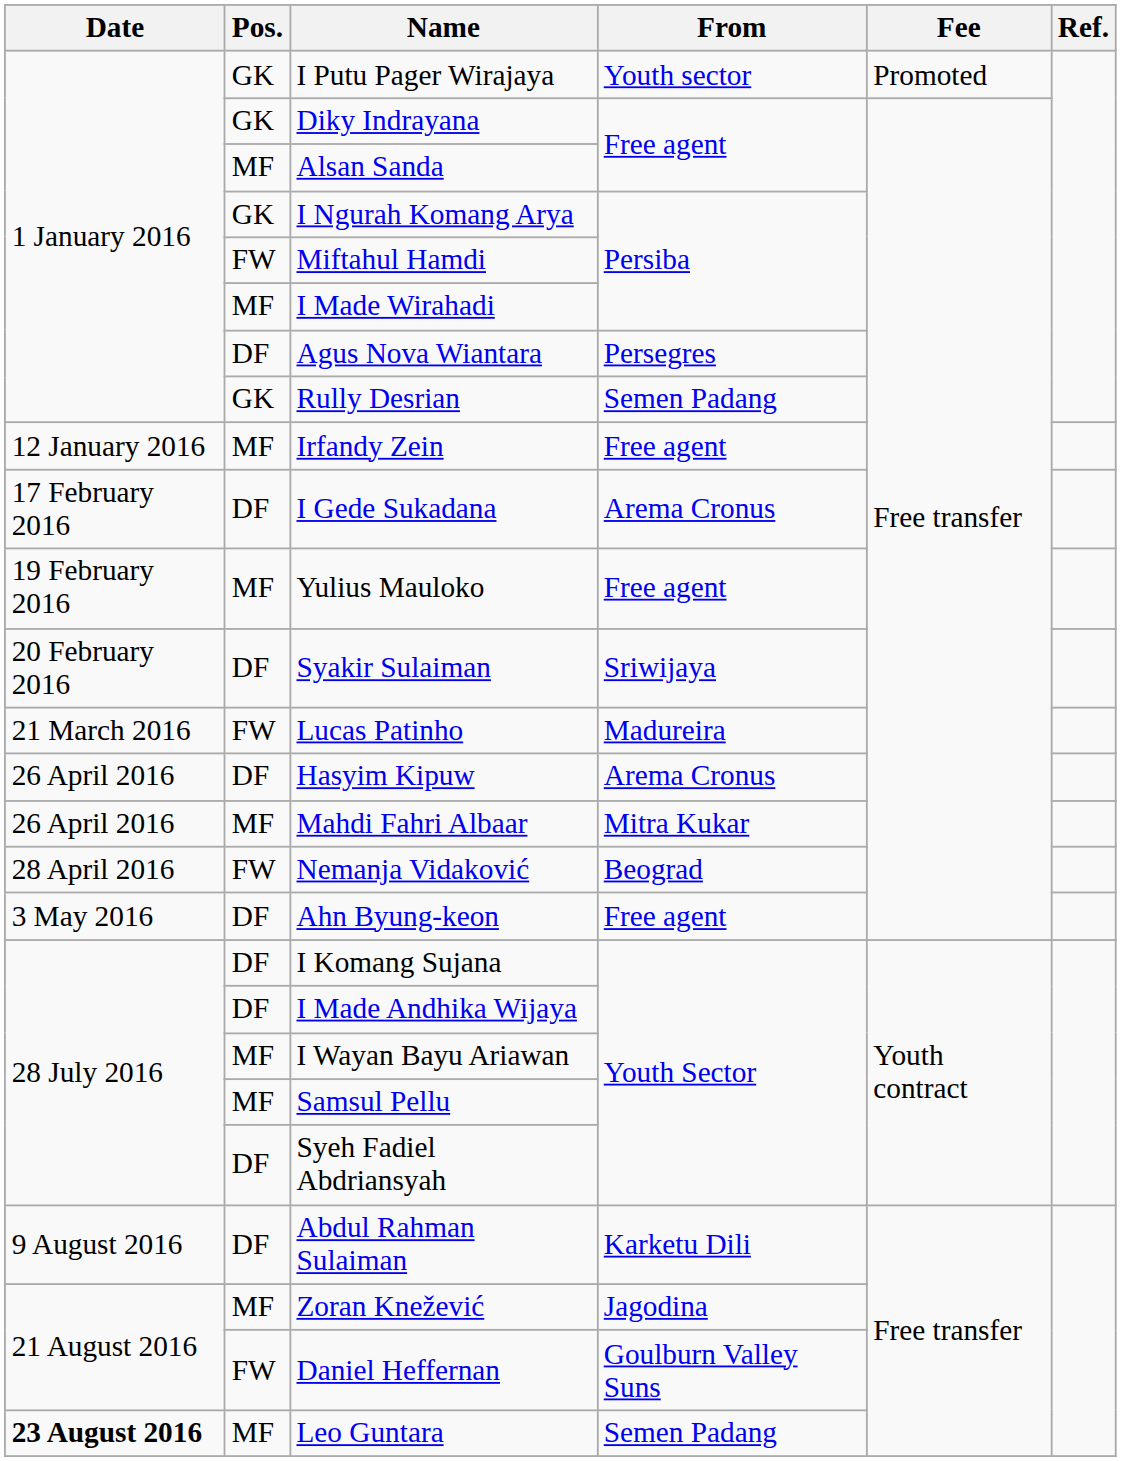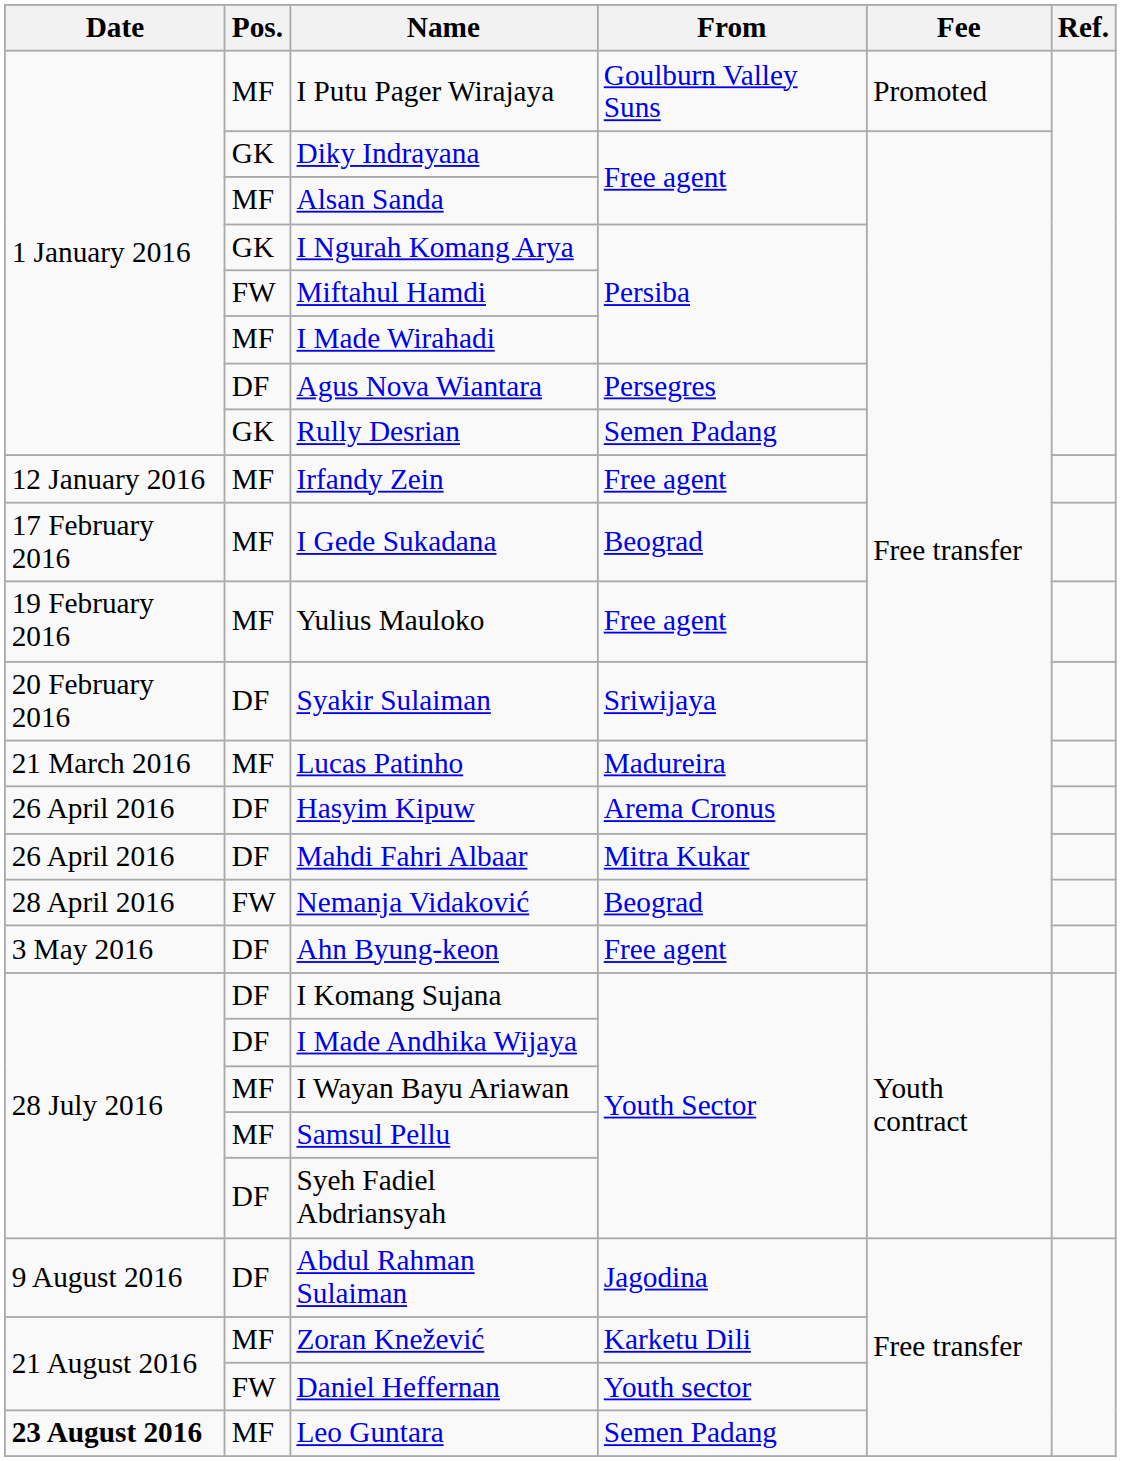(253, 74) GK -> (253, 90) MF
(678, 74) Youth sector -> (701, 90) Goulburn Valley Suns
(250, 508) DF -> (253, 541) MF
(690, 508) Arema Cronus -> (653, 541) Beograd
(254, 730) FW -> (253, 763) MF
(253, 823) MF -> (250, 856) DF
(677, 1243) Karketu Dili -> (656, 1276) Jagodina
(656, 1306) Jagodina -> (677, 1339) Karketu Dili
(701, 1369) Goulburn Valley Suns -> (678, 1386) Youth sector
